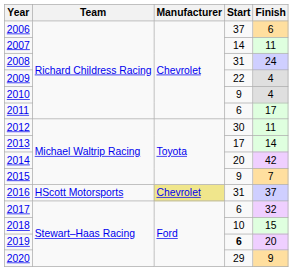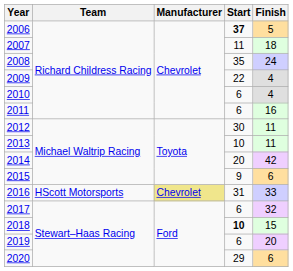(239, 29) normal -> (239, 29) bold
(271, 29) 6 -> (271, 29) 5
(239, 46) 14 -> (239, 46) 11
(271, 46) 11 -> (271, 46) 18
(239, 62) 31 -> (239, 62) 35
(239, 95) 9 -> (239, 95) 6
(271, 111) 17 -> (271, 111) 16
(239, 144) 17 -> (239, 144) 10
(271, 144) 14 -> (271, 144) 11
(271, 177) 7 -> (271, 177) 6
(271, 193) 37 -> (271, 193) 33
(239, 226) normal -> (239, 226) bold
(239, 242) bold -> (239, 242) normal
(271, 259) 9 -> (271, 259) 6
